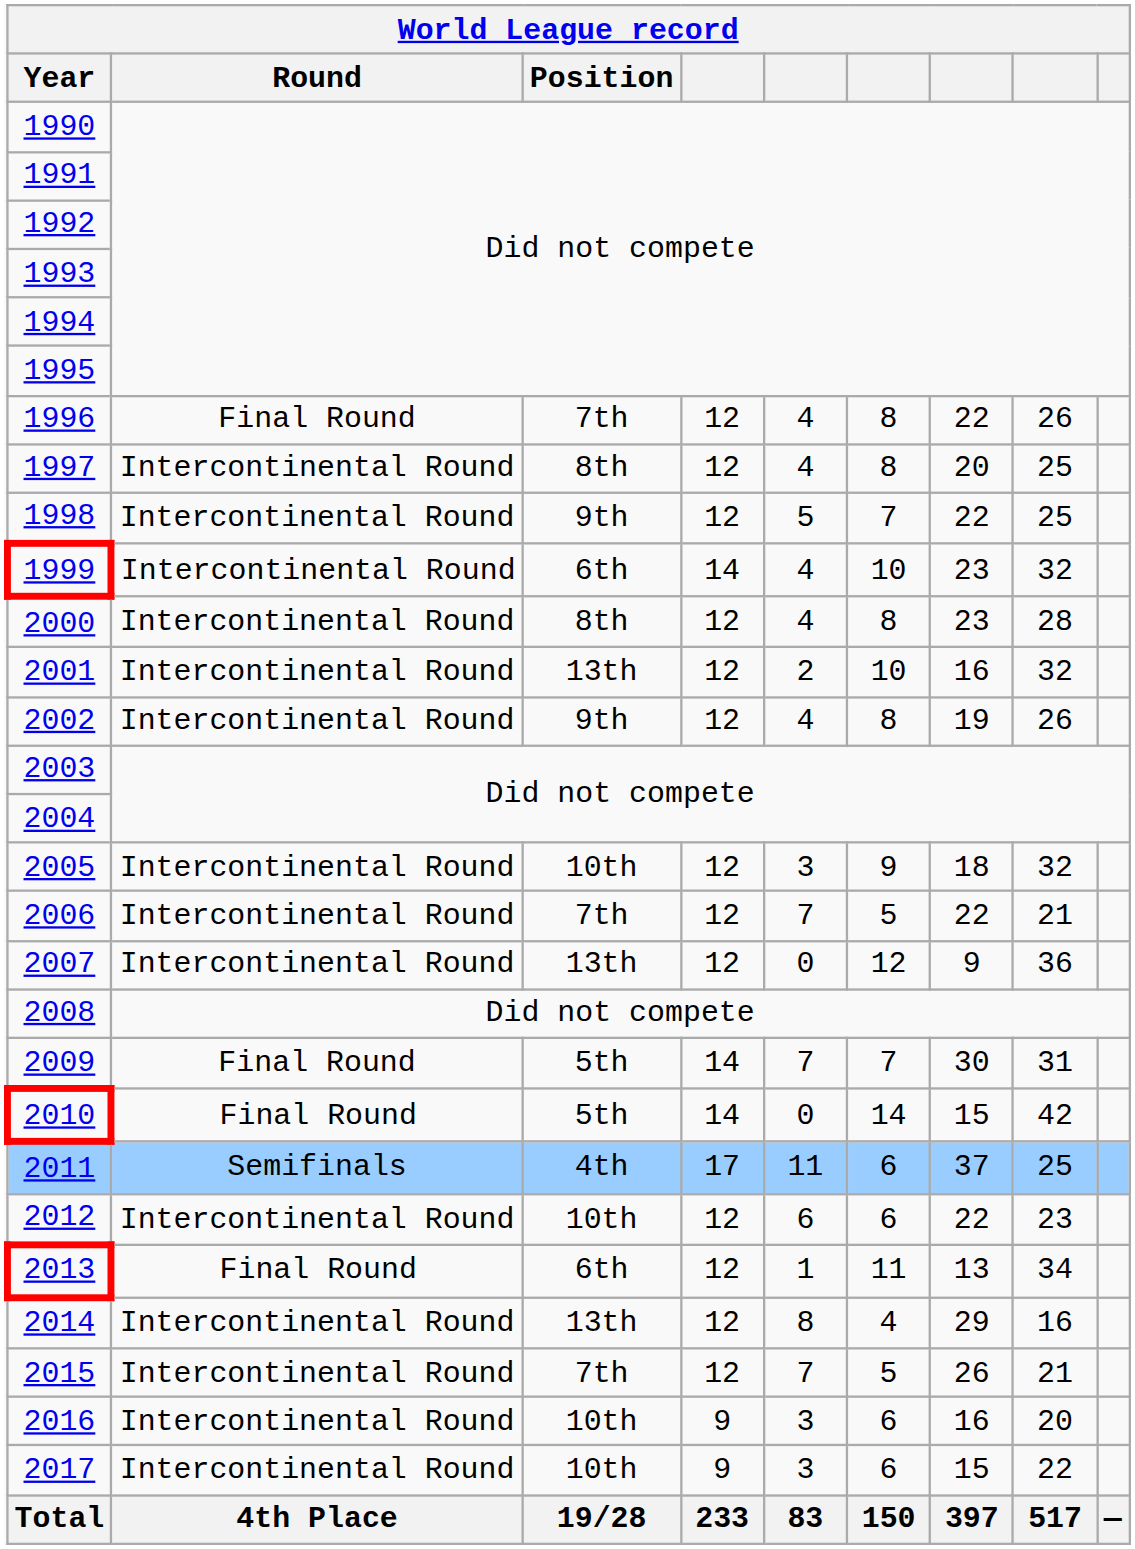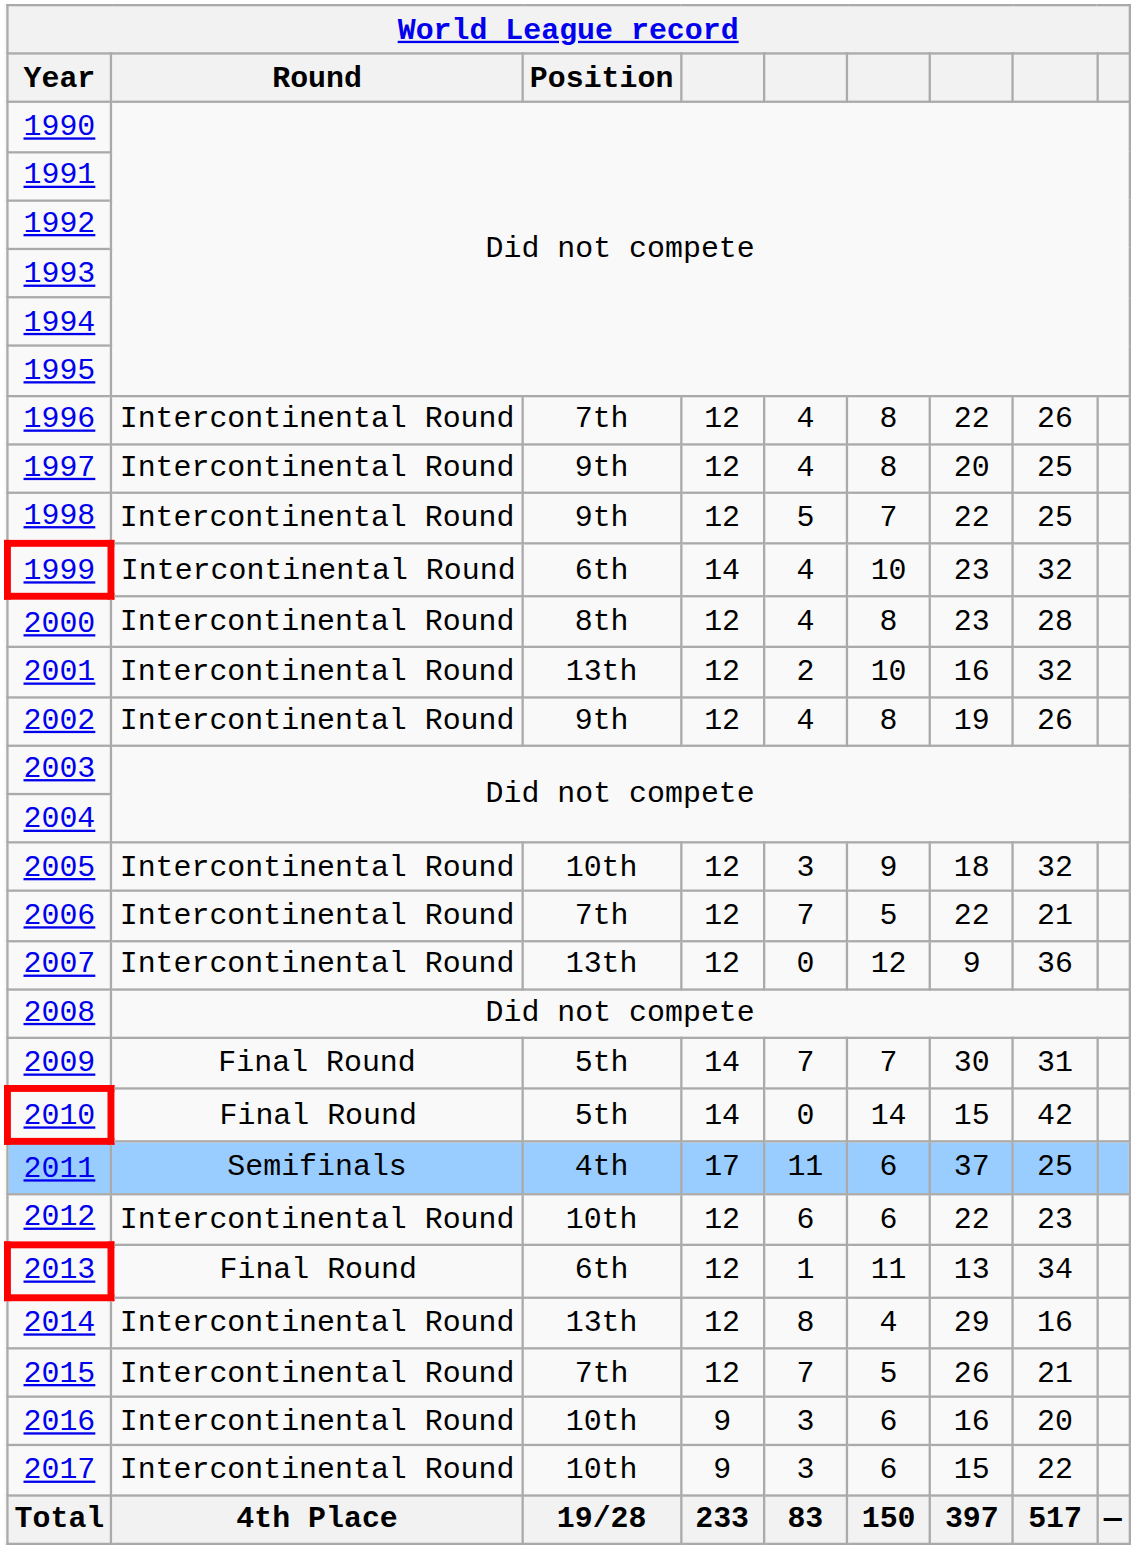(317, 419) Final Round -> (317, 419) Intercontinental Round
(602, 468) 8th -> (602, 468) 9th
